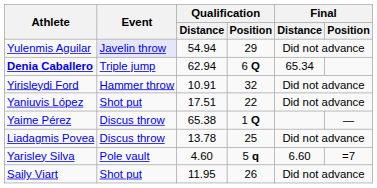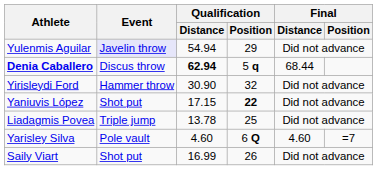(128, 67) Triple jump -> (132, 67) Discus throw
(202, 67) normal -> (202, 67) bold
(251, 67) 6 Q -> (251, 67) 5 q
(300, 67) 65.34 -> (300, 67) 68.44
(202, 85) 10.91 -> (202, 85) 30.90
(202, 103) 17.51 -> (202, 103) 17.15
(251, 103) normal -> (251, 103) bold
- row: (39, 121)
(132, 139) Discus throw -> (128, 121) Triple jump
(251, 157) 5 q -> (251, 139) 6 Q
(300, 157) 6.60 -> (300, 139) 4.60
(202, 175) 11.95 -> (202, 157) 16.99
